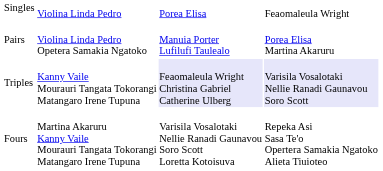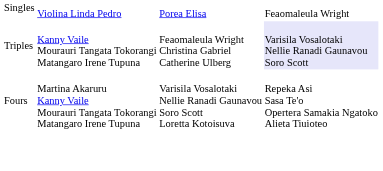- row: (14, 39)
(202, 89) lavender background -> (202, 51) no background
